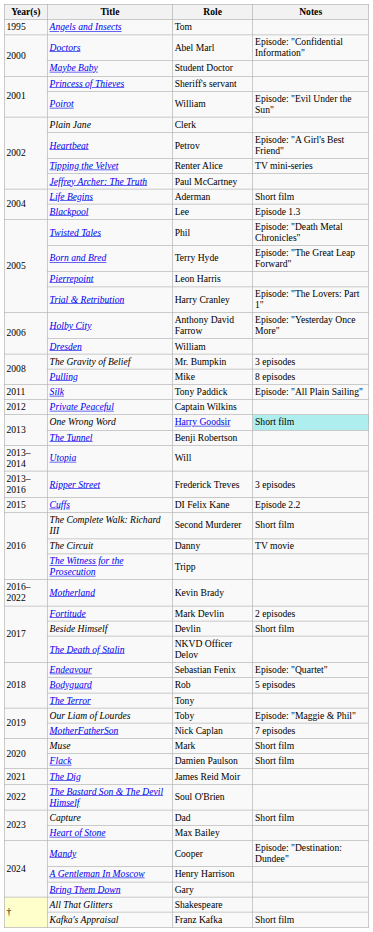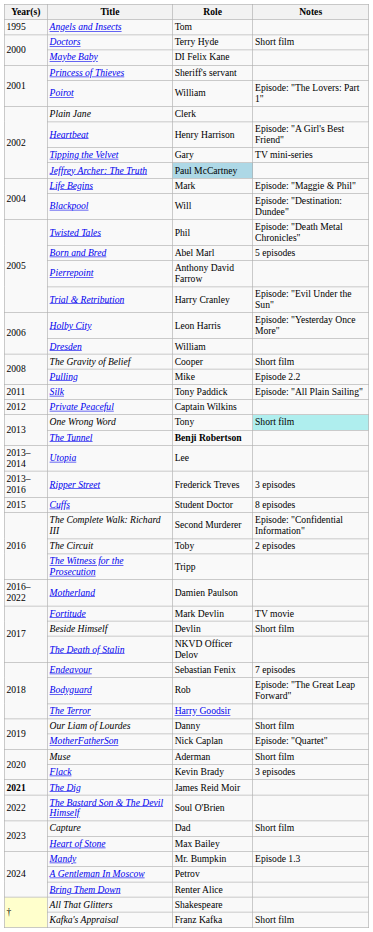(194, 47) Abel Marl -> (197, 42) Terry Hyde
(299, 47) Episode: "Confidential Information" -> (275, 42) Short film
(204, 68) Student Doctor -> (202, 57) DI Felix Kane
(303, 104) Episode: "Evil Under the Sun" -> (307, 93) Episode: "The Lovers: Part 1"
(187, 145) Petrov -> (205, 134) Henry Harrison
(199, 166) Renter Alice -> (184, 155) Gary
(206, 181) no background -> (206, 170) lightblue background
(192, 196) Aderman -> (185, 185) Mark
(275, 196) Short film -> (305, 185) Episode: "Maggie & Phil"
(182, 211) Lee -> (183, 206) Will
(278, 211) Episode 1.3 -> (298, 206) Episode: "Destination: Dundee"
(197, 258) Terry Hyde -> (194, 253) Abel Marl
(305, 258) Episode: "The Great Leap Forward" -> (275, 253) 5 episodes
(198, 279) Leon Harris -> (204, 273) Anthony David Farrow
(307, 299) Episode: "The Lovers: Part 1" -> (303, 299) Episode: "Evil Under the Sun"
(204, 325) Anthony David Farrow -> (198, 325) Leon Harris
(200, 361) Mr. Bumpkin -> (189, 361) Cooper
(275, 361) 3 episodes -> (275, 361) Short film
(275, 376) 8 episodes -> (278, 376) Episode 2.2
(202, 422) Harry Goodsir -> (184, 422) Tony
(206, 437) normal -> (208, 437) bold
(183, 458) Will -> (182, 458) Lee
(202, 505) DI Felix Kane -> (204, 505) Student Doctor
(278, 505) Episode 2.2 -> (275, 505) 8 episodes
(275, 525) Short film -> (299, 525) Episode: "Confidential Information"
(187, 546) Danny -> (184, 546) Toby
(275, 546) TV movie -> (275, 546) 2 episodes
(199, 593) Kevin Brady -> (206, 593) Damien Paulson
(275, 613) 2 episodes -> (275, 613) TV movie
(291, 670) Episode: "Quartet" -> (275, 670) 7 episodes
(275, 685) 5 episodes -> (305, 690) Episode: "The Great Leap Forward"
(184, 700) Tony -> (202, 711) Harry Goodsir
(184, 715) Toby -> (187, 726) Danny
(305, 715) Episode: "Maggie & Phil" -> (275, 726) Short film
(275, 731) 7 episodes -> (291, 741) Episode: "Quartet"
(185, 746) Mark -> (192, 757) Aderman
(206, 761) Damien Paulson -> (199, 772) Kevin Brady
(275, 761) Short film -> (275, 772) 3 episodes
(16, 776) normal -> (16, 787) bold
(189, 853) Cooper -> (200, 859) Mr. Bumpkin
(298, 853) Episode: "Destination: Dundee" -> (278, 859) Episode 1.3
(205, 874) Henry Harrison -> (187, 874) Petrov
(184, 889) Gary -> (199, 889) Renter Alice
